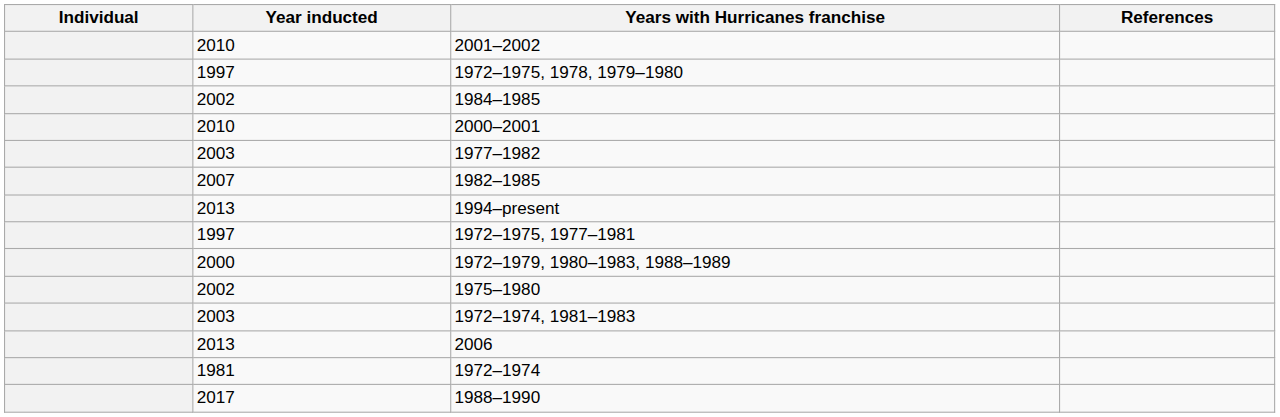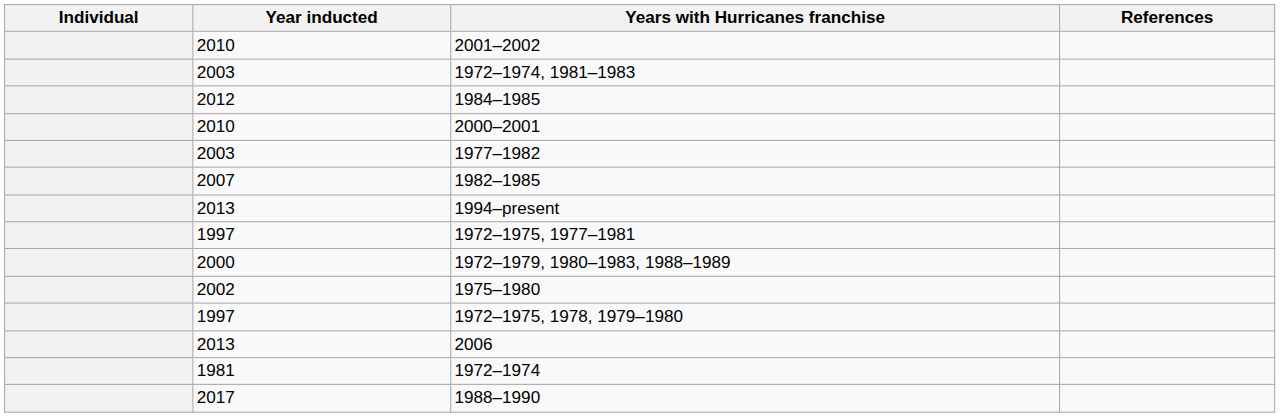rows swapped: (545, 316) <-> (569, 72)
(216, 99) 2002 -> (216, 99) 2012
